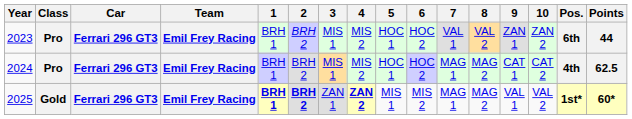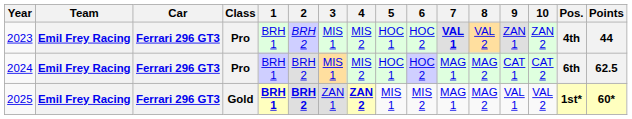columns swapped: (209, 13) <-> (53, 13)
(453, 37) normal -> (453, 37) bold
(571, 37) 6th -> (571, 37) 4th
(571, 68) 4th -> (571, 68) 6th
